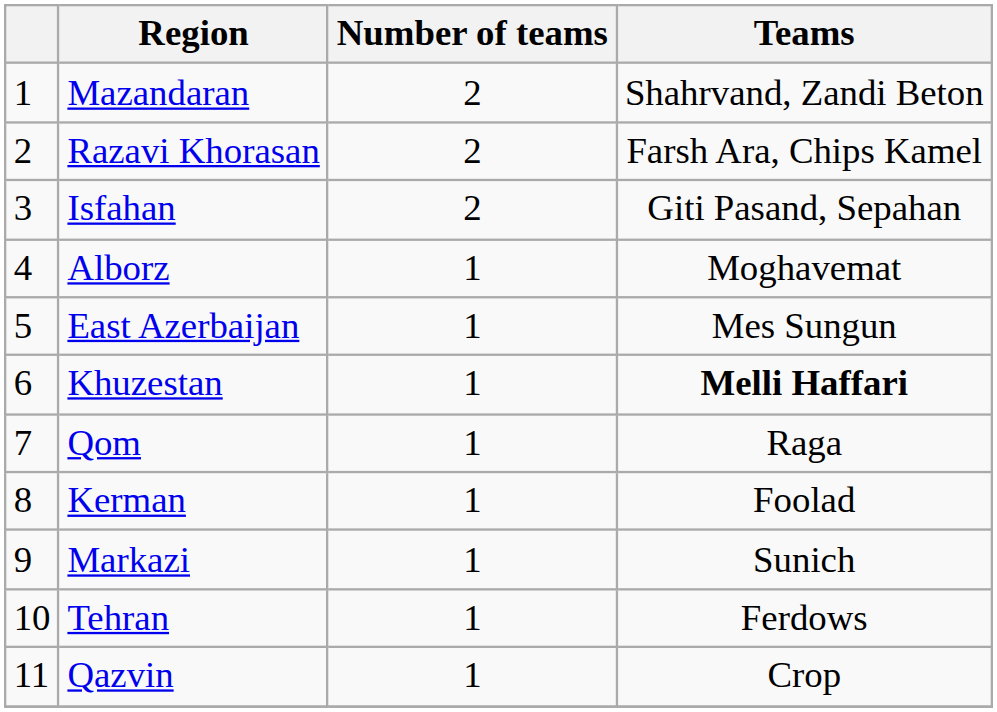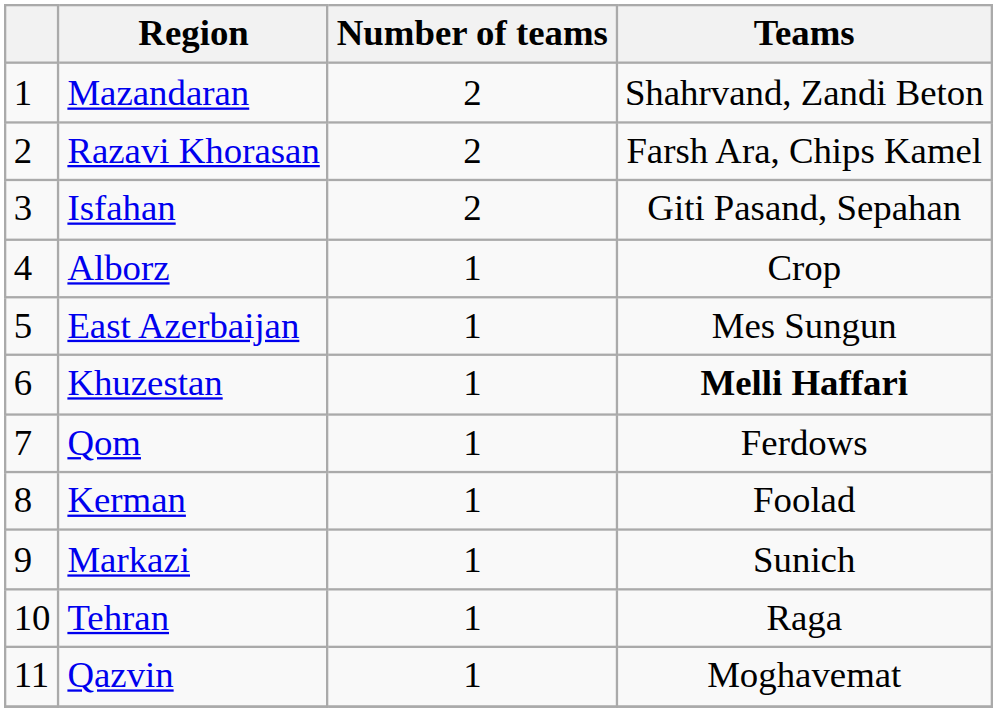(804, 267) Moghavemat -> (804, 267) Crop
(804, 442) Raga -> (804, 442) Ferdows
(804, 617) Ferdows -> (804, 617) Raga
(804, 675) Crop -> (804, 675) Moghavemat
